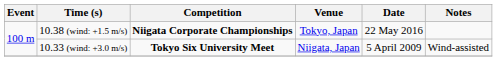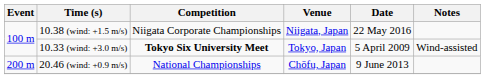(212, 30) bold -> (207, 30) normal
(329, 30) Tokyo, Japan -> (317, 30) Niigata, Japan
(329, 47) Niigata, Japan -> (317, 47) Tokyo, Japan
+ row: (83, 64)
